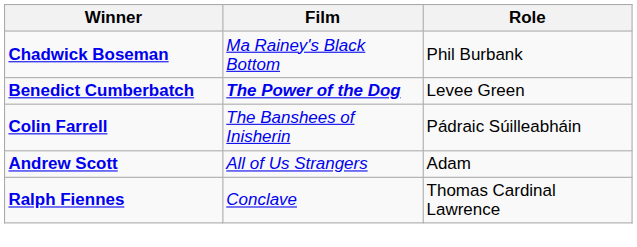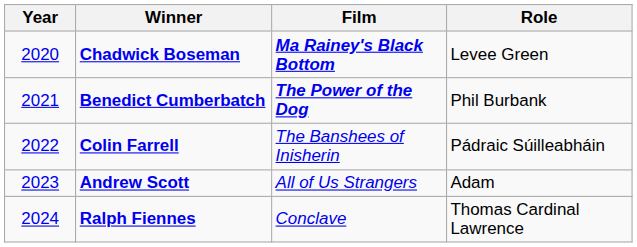+ column: (40, 17)
(296, 54) normal -> (349, 54) bold
(475, 54) Phil Burbank -> (499, 54) Levee Green
(476, 90) Levee Green -> (498, 100) Phil Burbank
